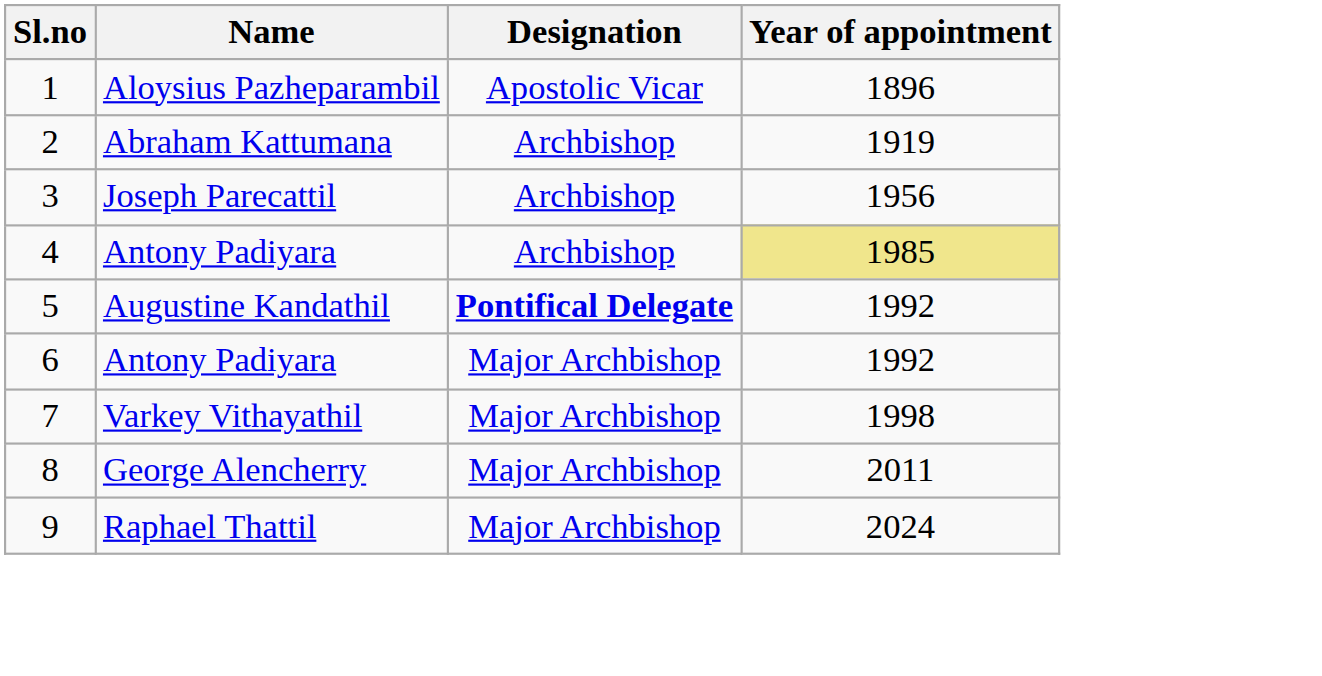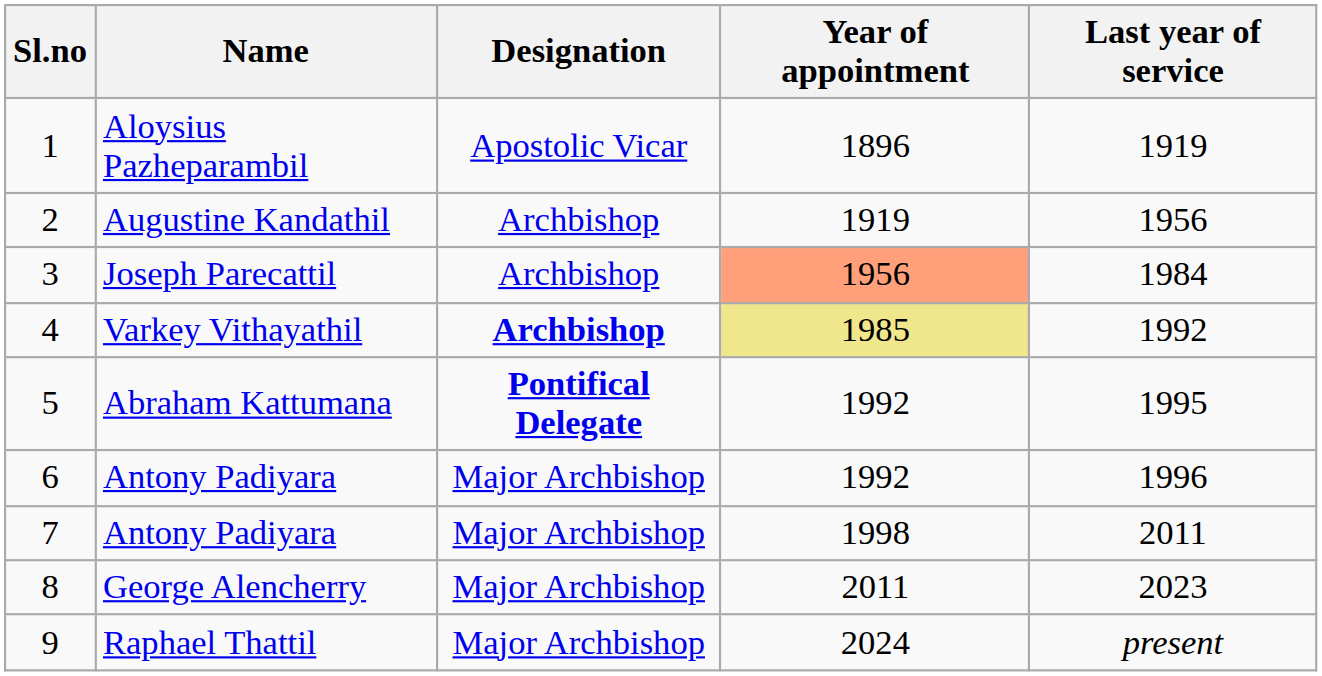+ column: (1173, 51)
(247, 141) Abraham Kattumana -> (246, 219) Augustine Kandathil
(900, 196) no background -> (875, 274) lightsalmon background
(220, 251) Antony Padiyara -> (233, 328) Varkey Vithayathil
(594, 251) normal -> (579, 328) bold
(246, 305) Augustine Kandathil -> (247, 403) Abraham Kattumana
(233, 415) Varkey Vithayathil -> (220, 532) Antony Padiyara
